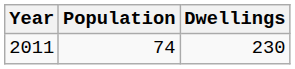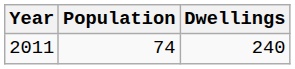(269, 48) 230 -> (269, 48) 240
